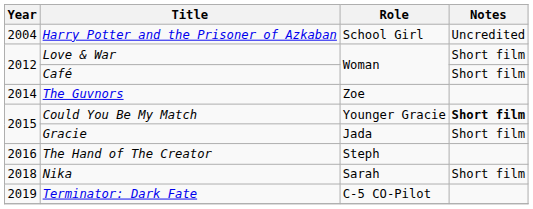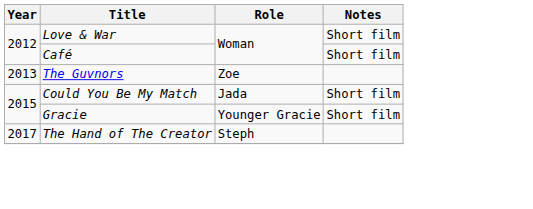- row: (190, 34)
(22, 94) 2014 -> (22, 74) 2013
(394, 114) Younger Gracie -> (232, 94) Jada
(488, 114) bold -> (363, 94) normal
(357, 134) Jada -> (269, 114) Younger Gracie
(22, 154) 2016 -> (22, 134) 2017
- row: (57, 174)
- row: (120, 194)
